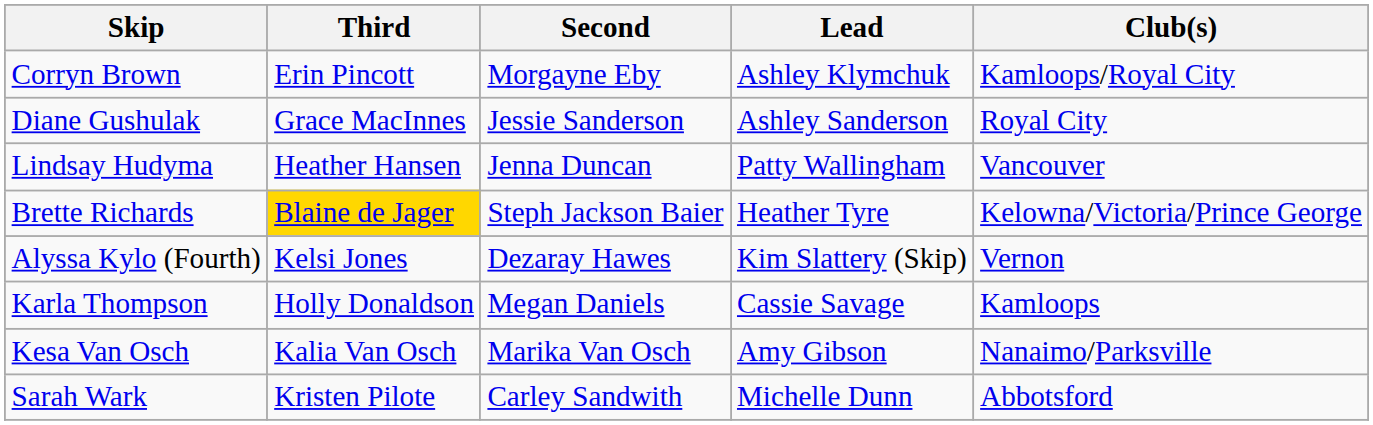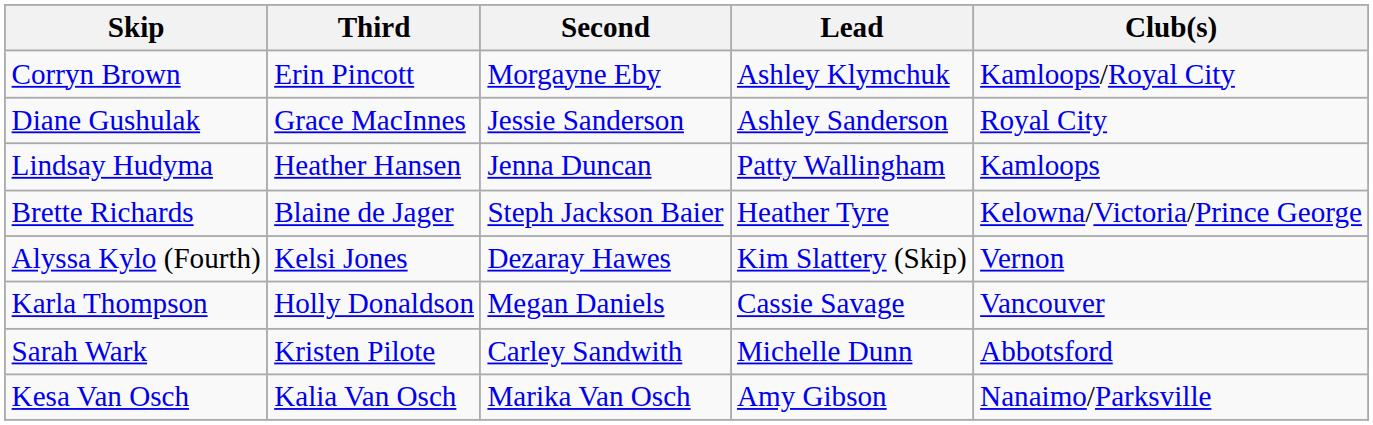(1042, 166) Vancouver -> (1040, 166) Kamloops
(364, 212) gold background -> (364, 212) no background
(1040, 304) Kamloops -> (1042, 304) Vancouver
rows swapped: (100, 350) <-> (79, 397)
